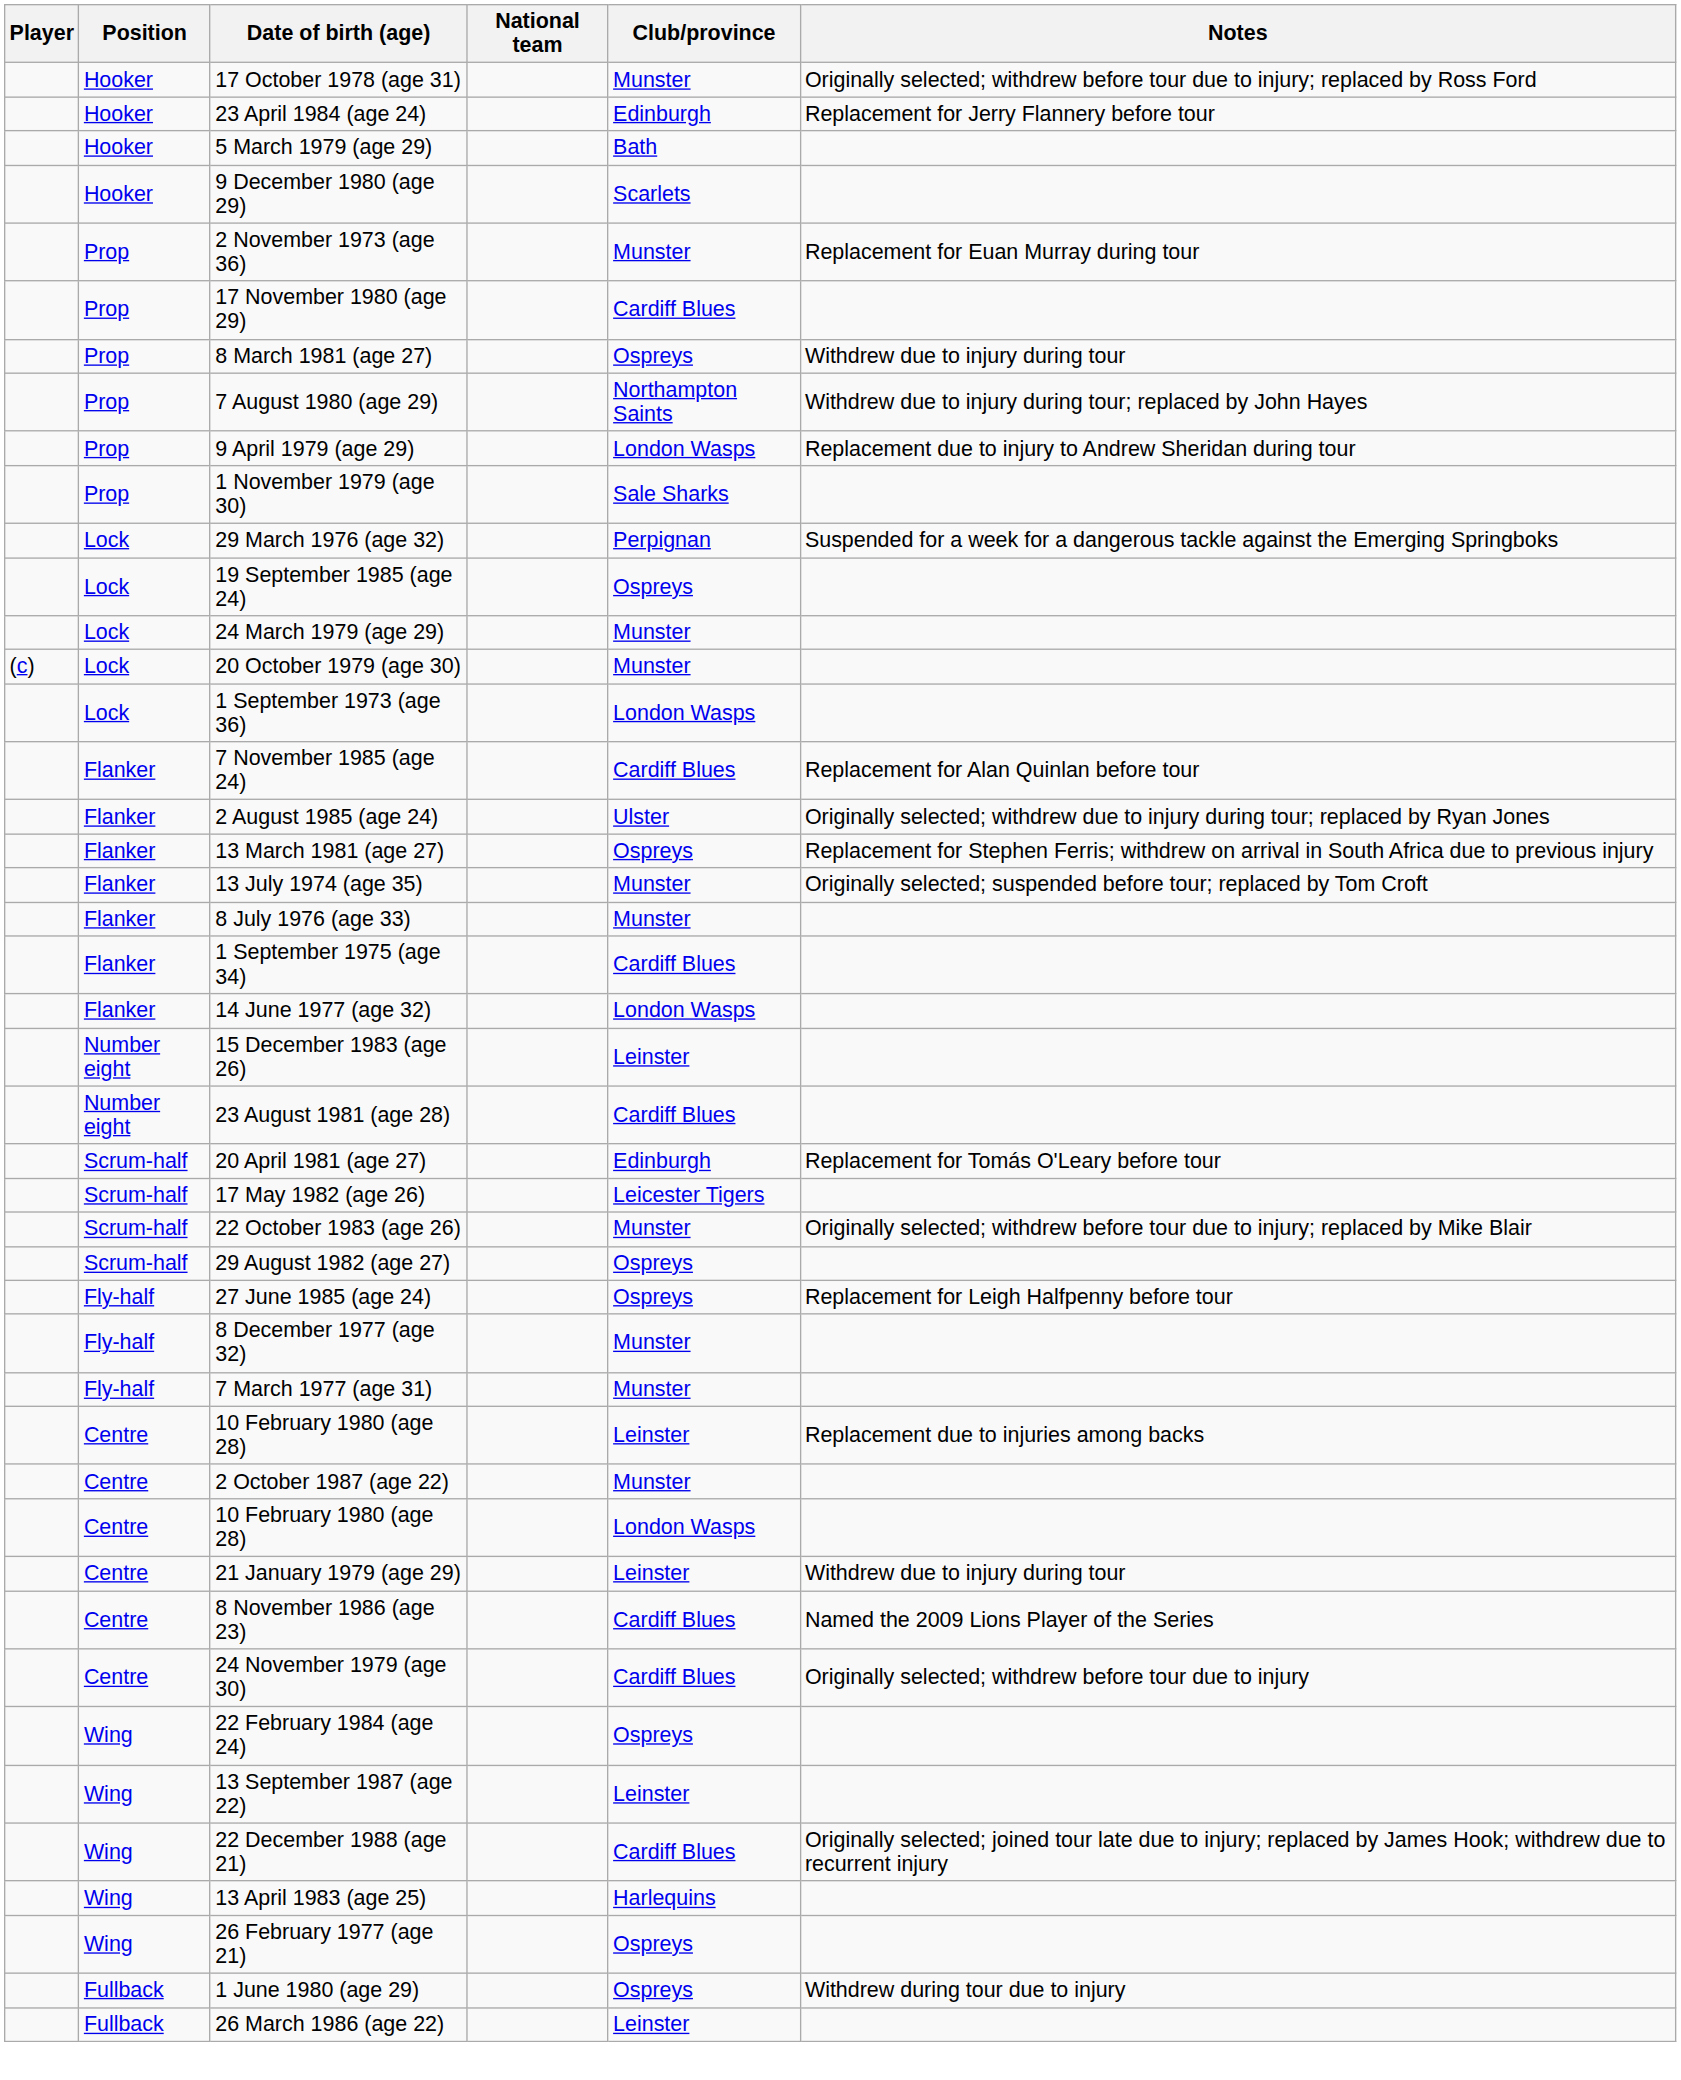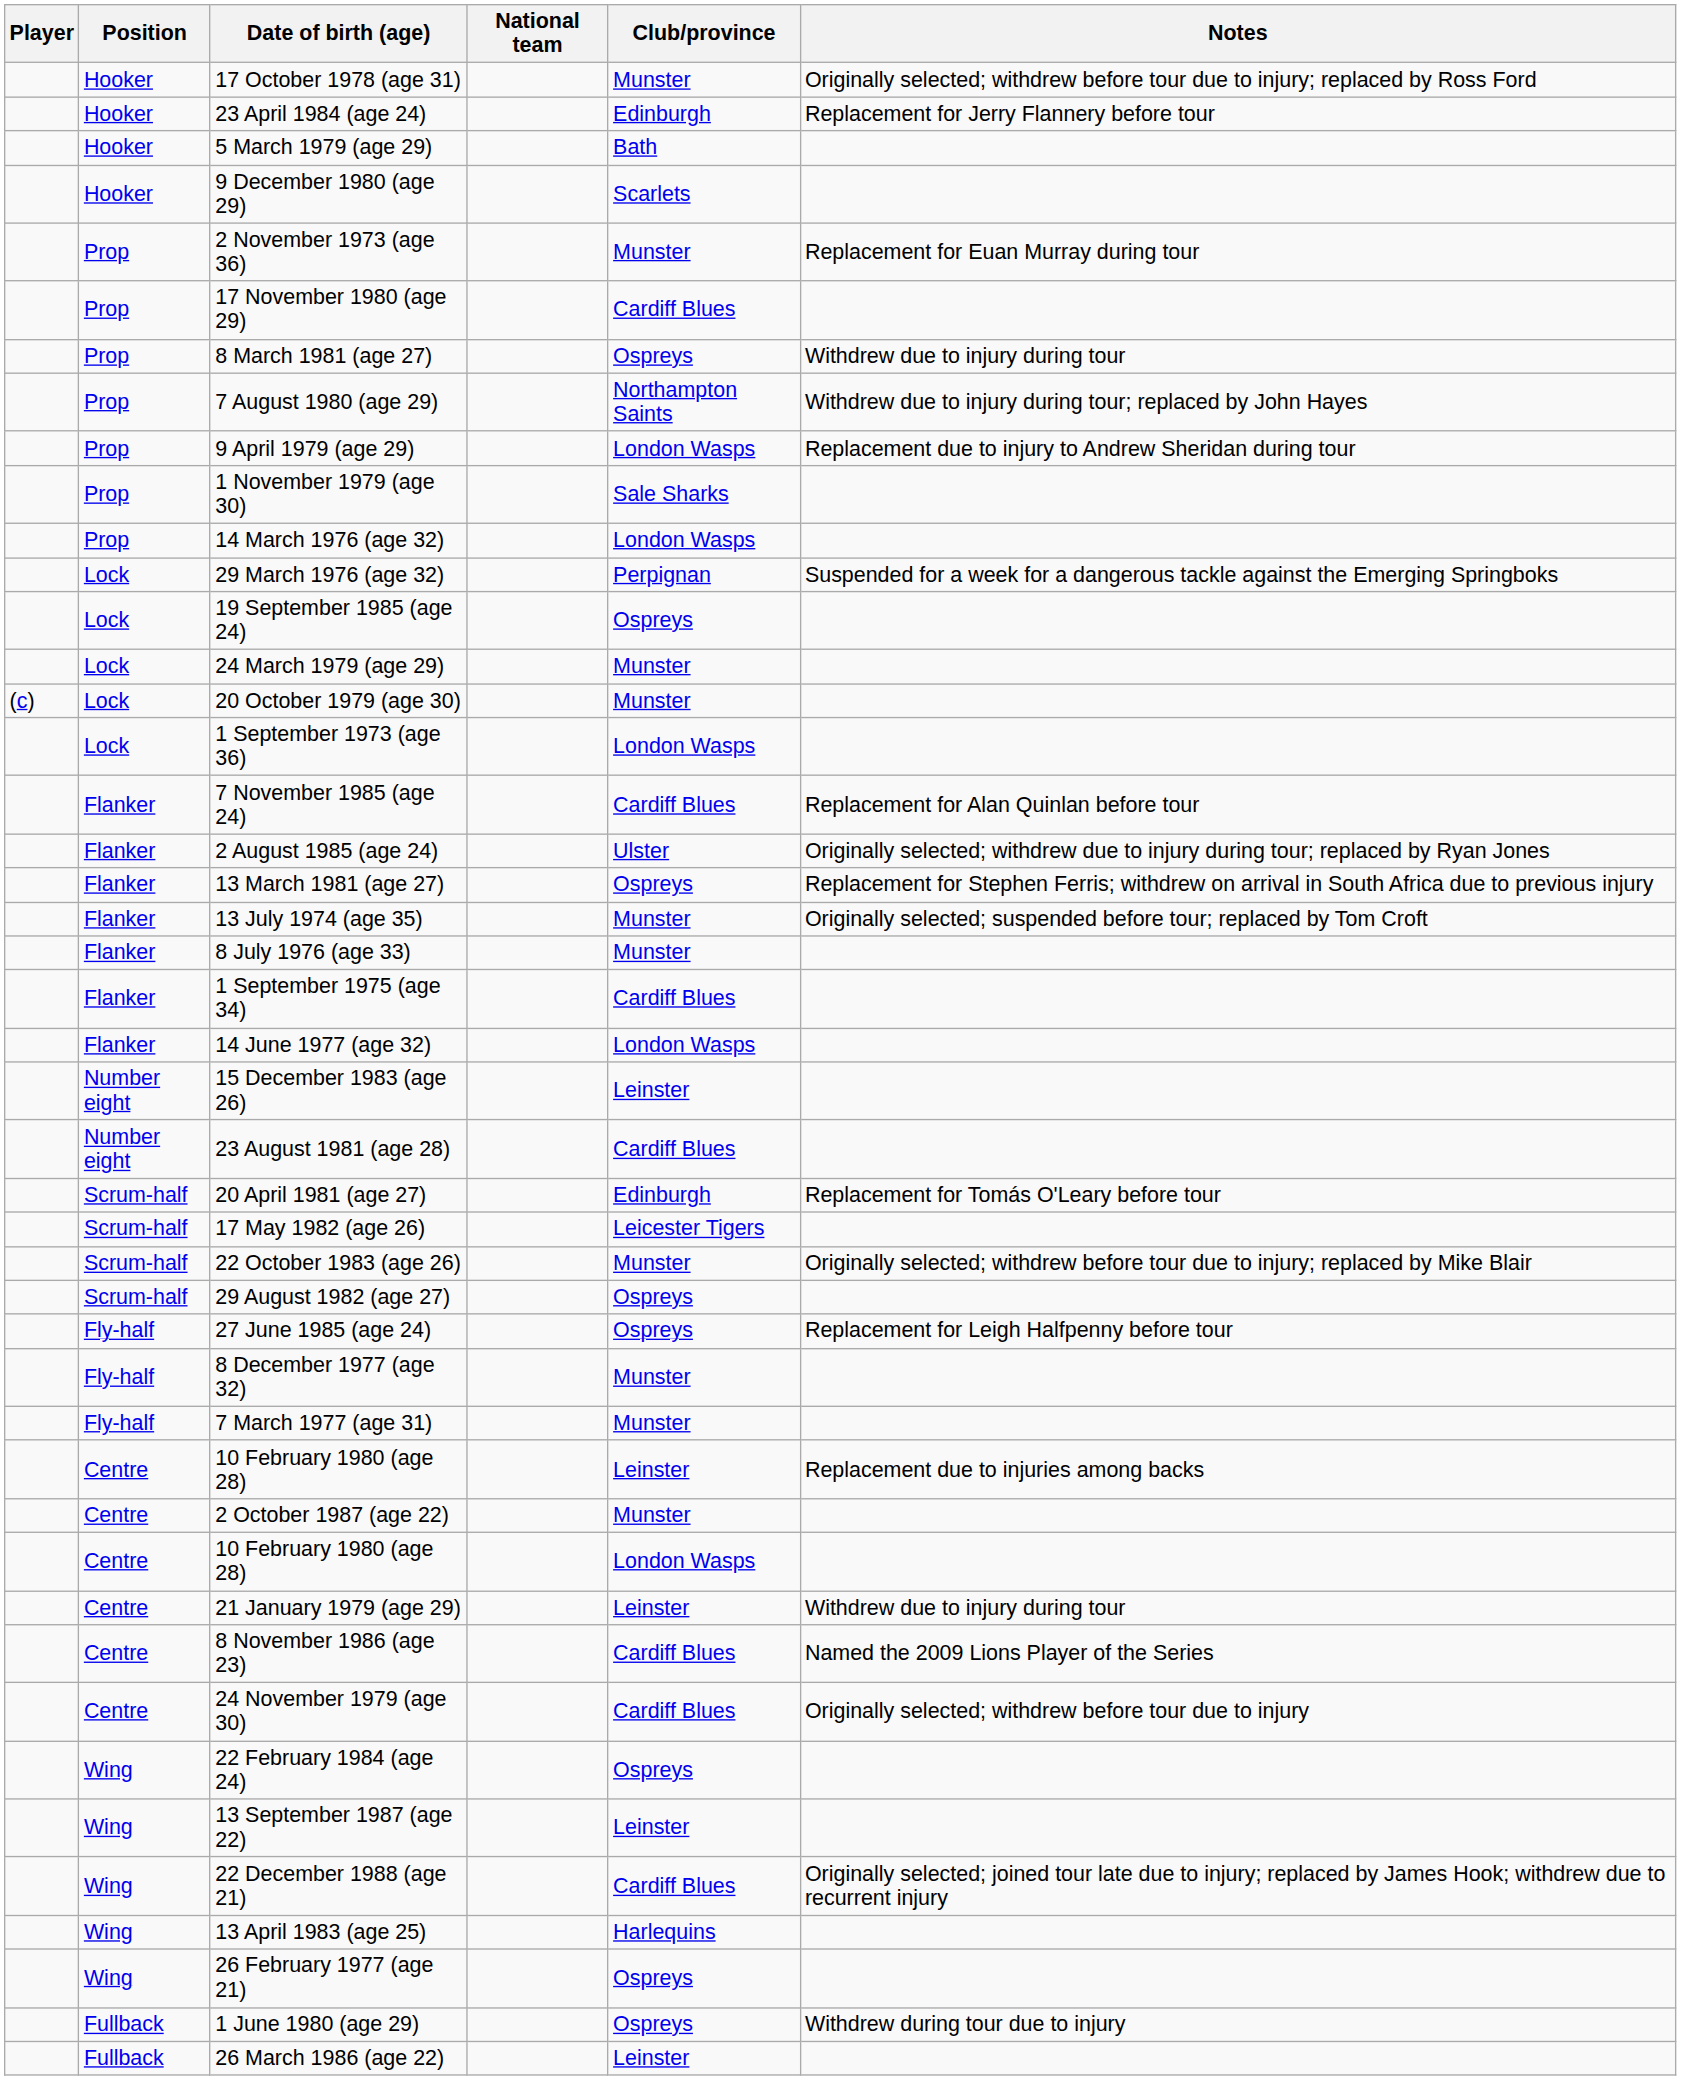+ row: (107, 540)
